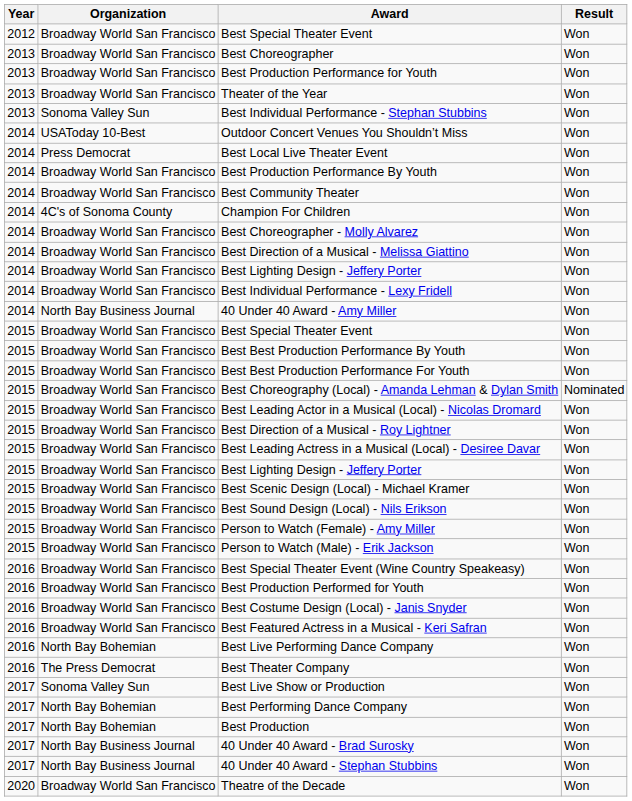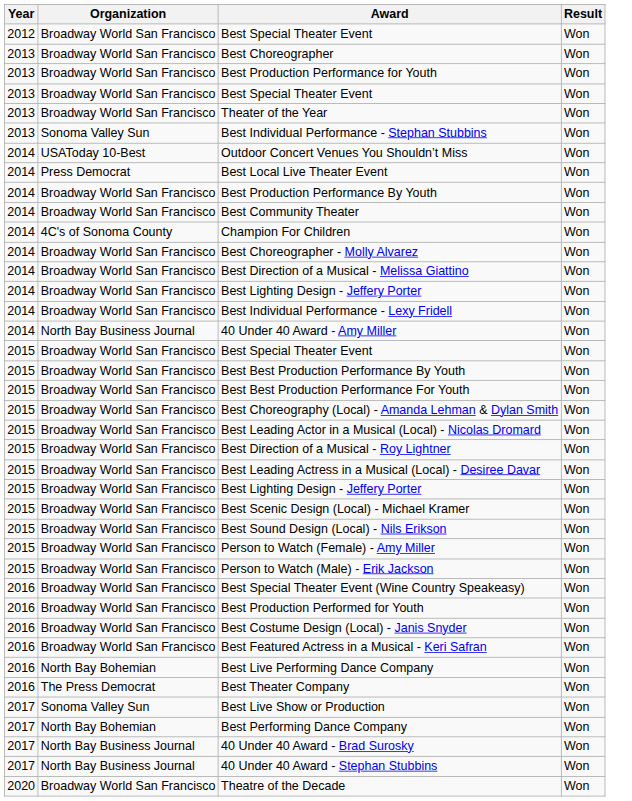+ row: (21, 93)
(594, 390) Nominated -> (577, 410) Won
- row: (21, 726)
